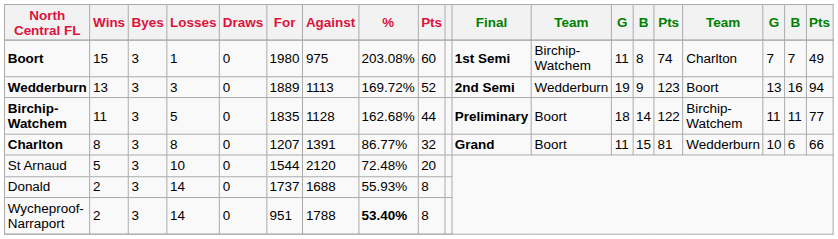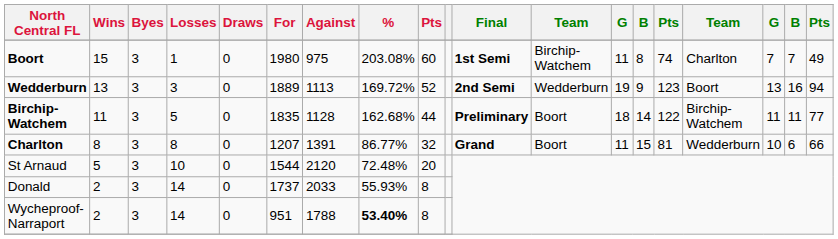(321, 187) 1688 -> (321, 187) 2033
